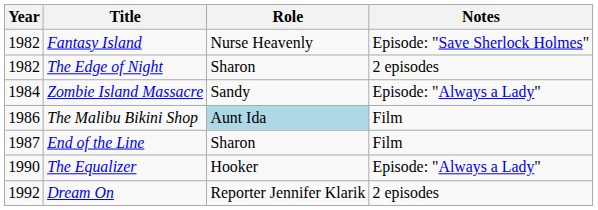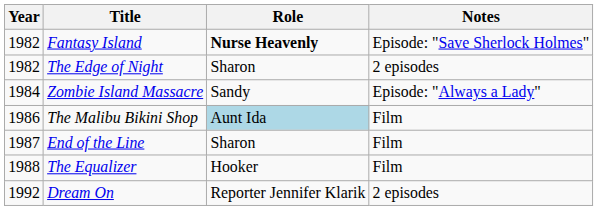(262, 42) normal -> (264, 42) bold
(24, 167) 1990 -> (24, 167) 1988
(457, 167) Episode: "Always a Lady" -> (388, 167) Film
